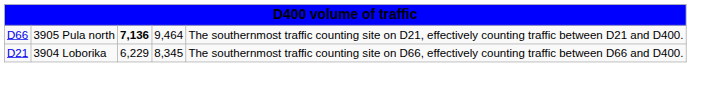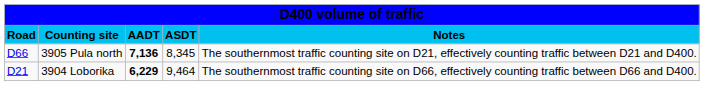+ row: (82, 34)
(169, 34) 9,464 -> (181, 53) 8,345
(135, 53) normal -> (144, 71) bold
(169, 53) 8,345 -> (181, 71) 9,464
